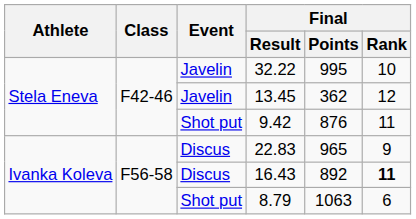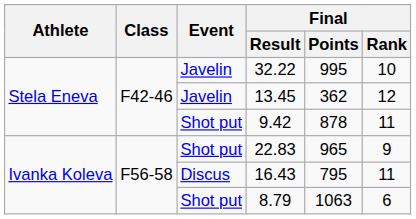(333, 123) 876 -> (333, 123) 878
(205, 149) Discus -> (211, 149) Shot put
(333, 175) 892 -> (333, 175) 795
(387, 175) bold -> (387, 175) normal
